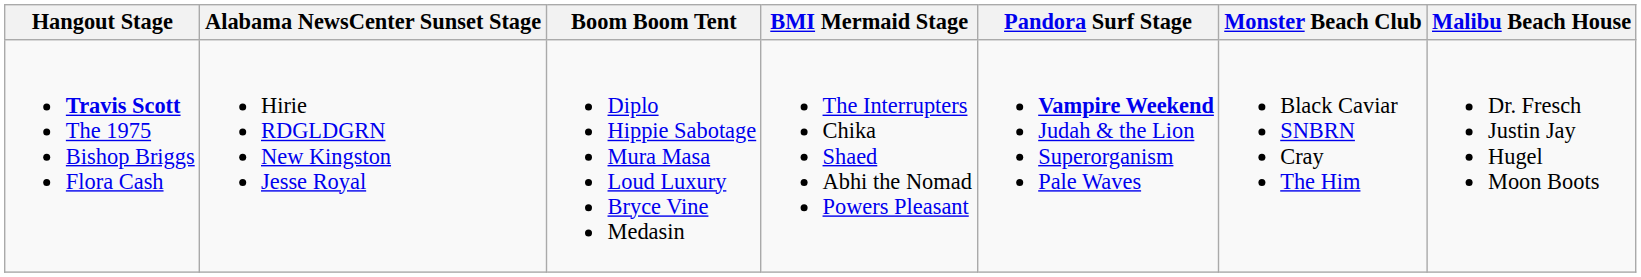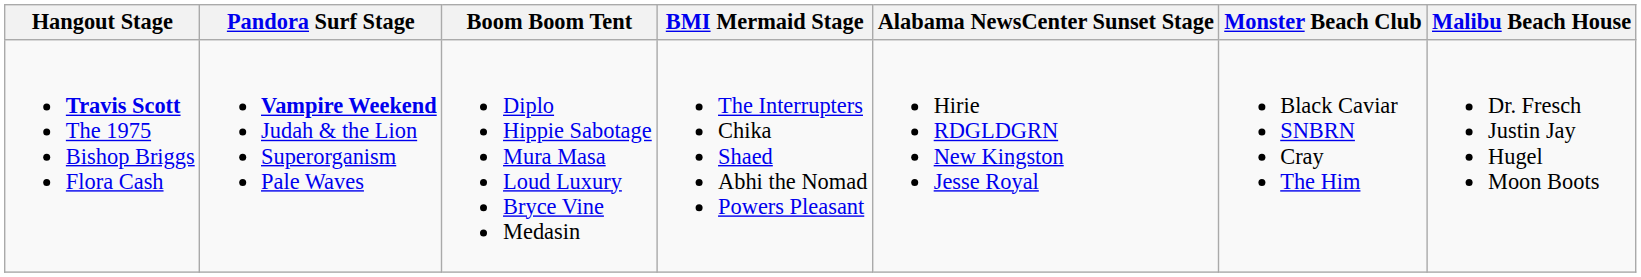columns swapped: (1098, 22) <-> (373, 22)
